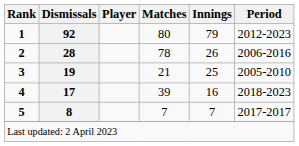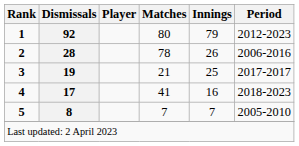(264, 72) 2005-2010 -> (264, 72) 2017-2017
(164, 92) 39 -> (164, 92) 41
(264, 111) 2017-2017 -> (264, 111) 2005-2010
